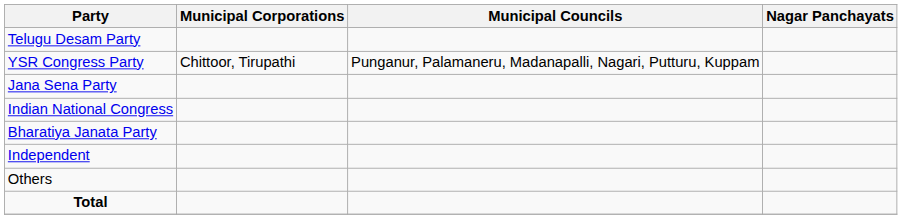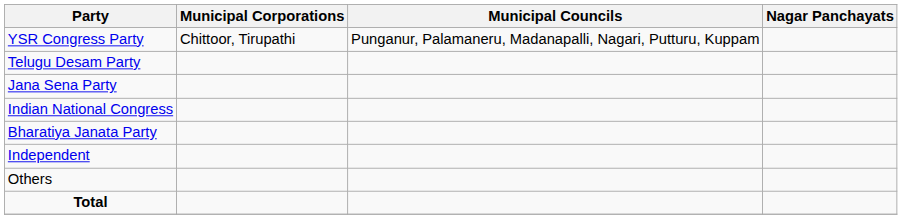rows swapped: (76, 62) <-> (74, 39)
